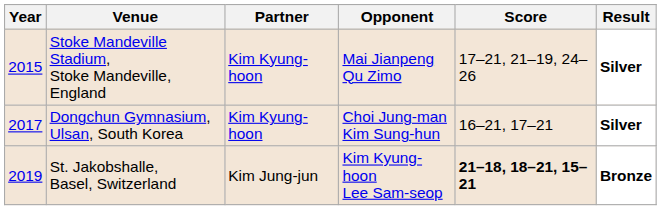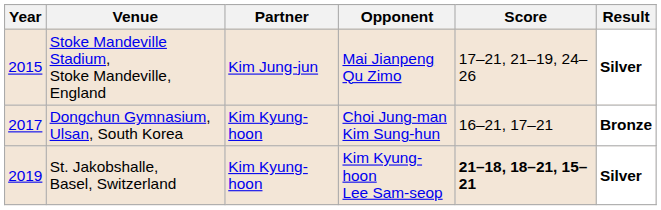(268, 67) Kim Kyung-hoon -> (273, 67) Kim Jung-jun
(621, 126) Silver -> (626, 126) Bronze
(273, 176) Kim Jung-jun -> (268, 176) Kim Kyung-hoon
(626, 176) Bronze -> (621, 176) Silver
